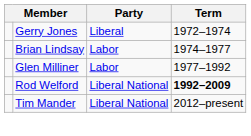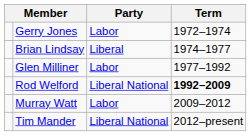(106, 31) Liberal -> (104, 31) Labor
(104, 49) Labor -> (106, 49) Liberal
+ row: (46, 103)
